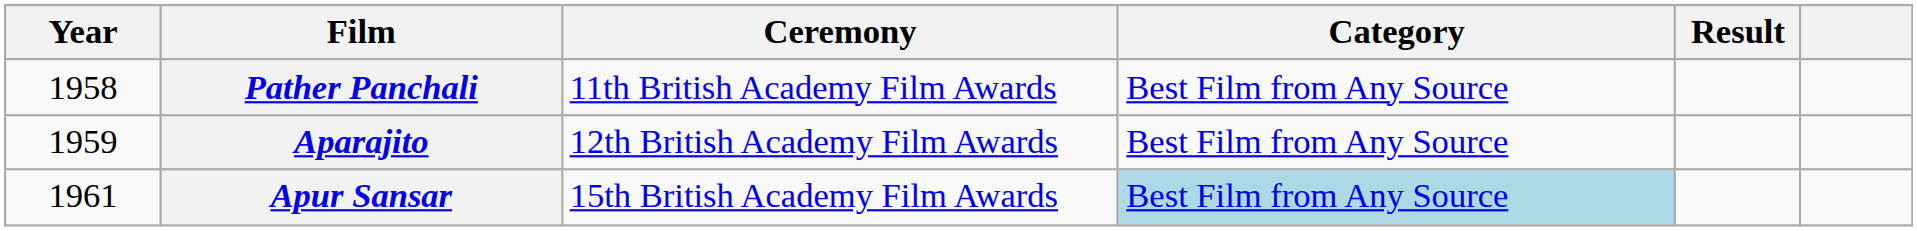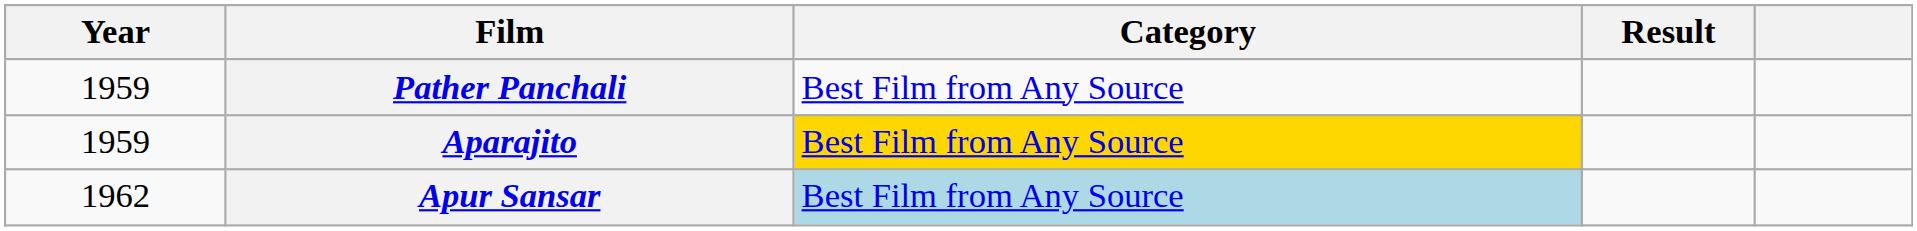- column: (840, 31)
(83, 86) 1958 -> (115, 86) 1959
(1317, 141) no background -> (993, 141) gold background
(83, 196) 1961 -> (115, 196) 1962
